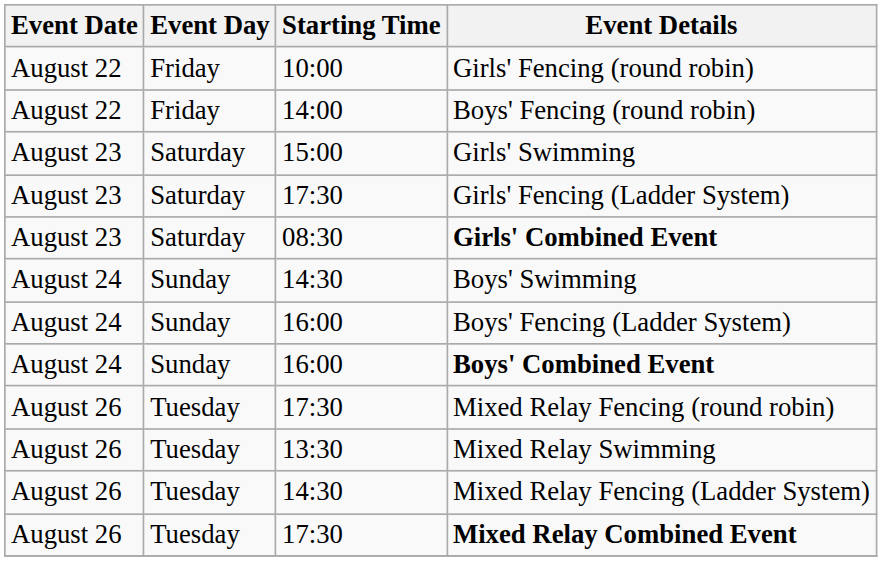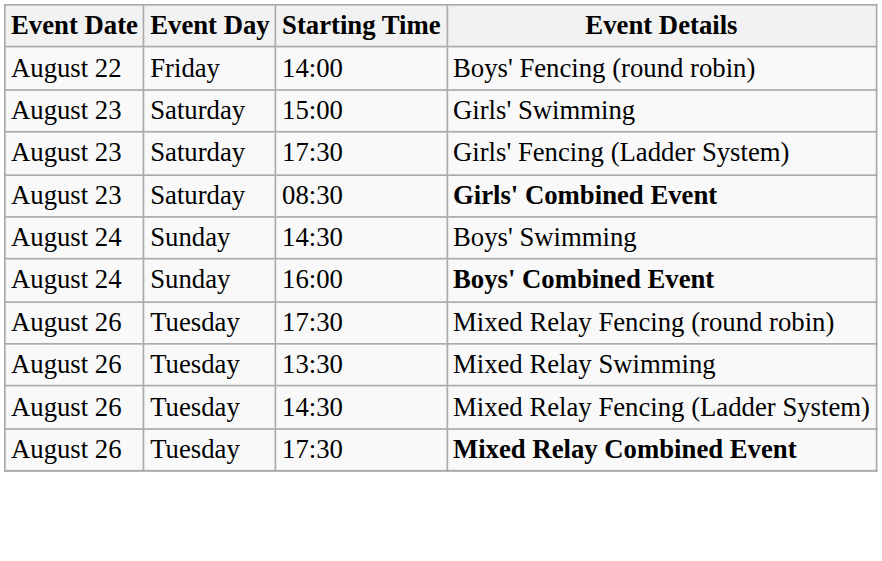- row: (603, 68)
- row: (622, 322)
